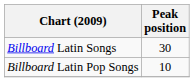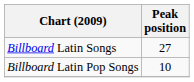(165, 47) 30 -> (165, 47) 27
